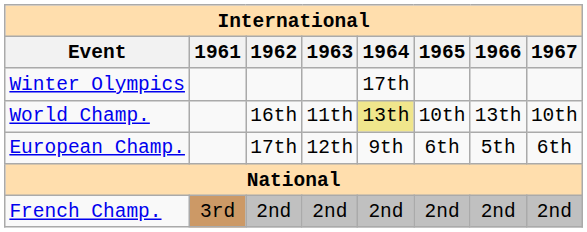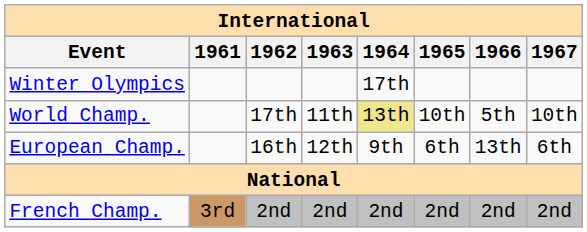(274, 116) 16th -> (274, 116) 17th
(498, 116) 13th -> (498, 116) 5th
(274, 148) 17th -> (274, 148) 16th
(498, 148) 5th -> (498, 148) 13th
